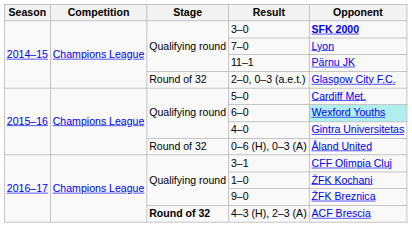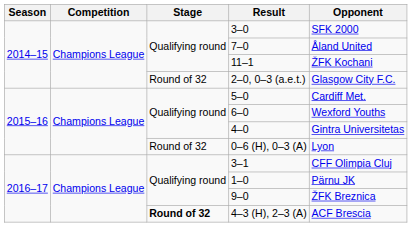(335, 29) bold -> (335, 29) normal
(323, 46) Lyon -> (342, 46) Åland United
(333, 63) Pärnu JK -> (342, 63) ŽFK Kochani
(348, 113) paleturquoise background -> (348, 113) no background
(342, 146) Åland United -> (323, 146) Lyon
(342, 180) ŽFK Kochani -> (333, 180) Pärnu JK
